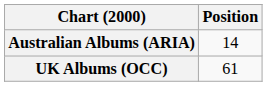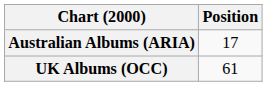(230, 42) 14 -> (230, 42) 17
